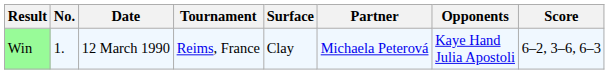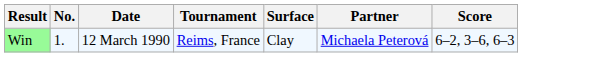- column: (475, 16)
